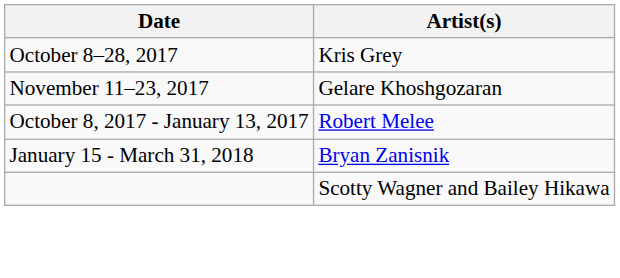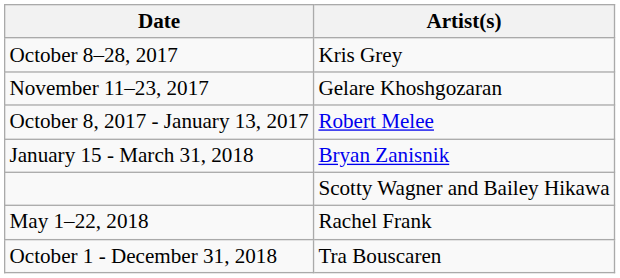+ row: (79, 222)
+ row: (143, 255)
